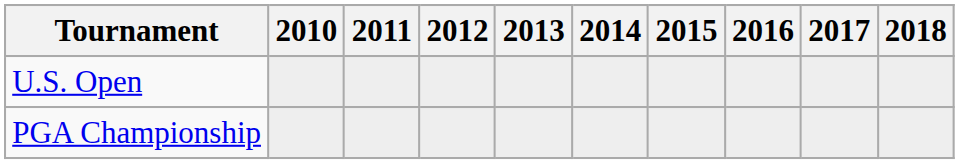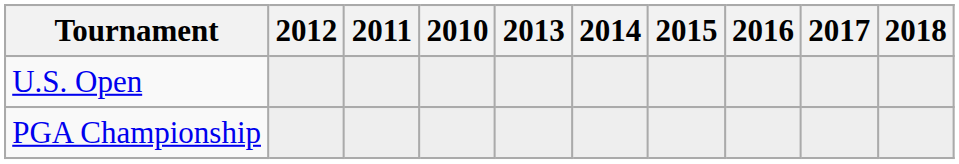columns swapped: (306, 30) <-> (457, 30)
